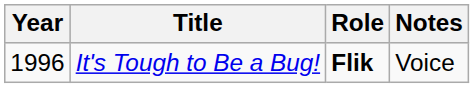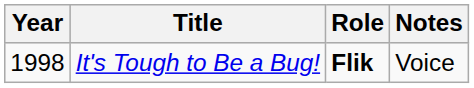(37, 62) 1996 -> (37, 62) 1998
